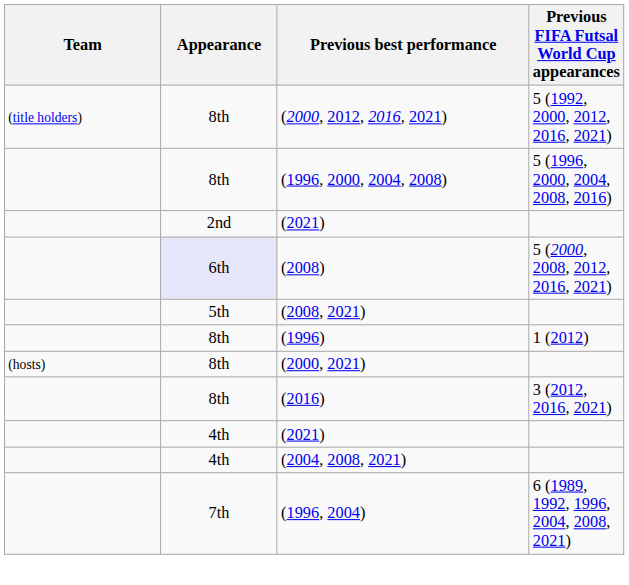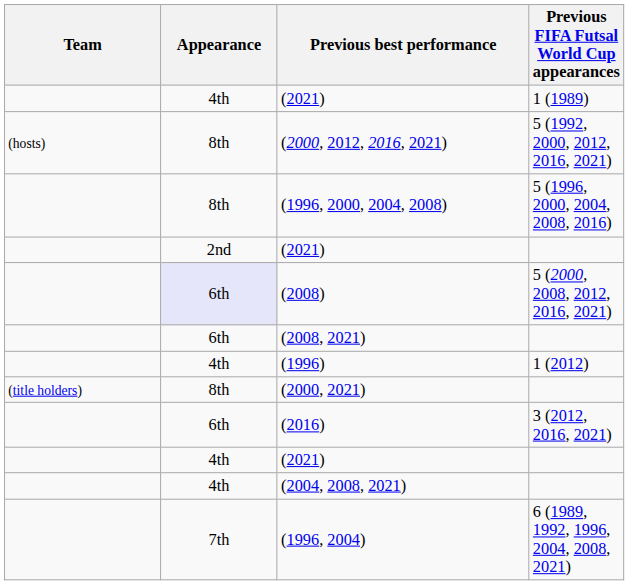+ row: (303, 98)
(45, 117) (title holders) -> (27, 143) (hosts)
(219, 312) 5th -> (219, 337) 6th
(219, 337) 8th -> (219, 363) 4th
(27, 364) (hosts) -> (45, 390) (title holders)
(219, 398) 8th -> (219, 424) 6th
